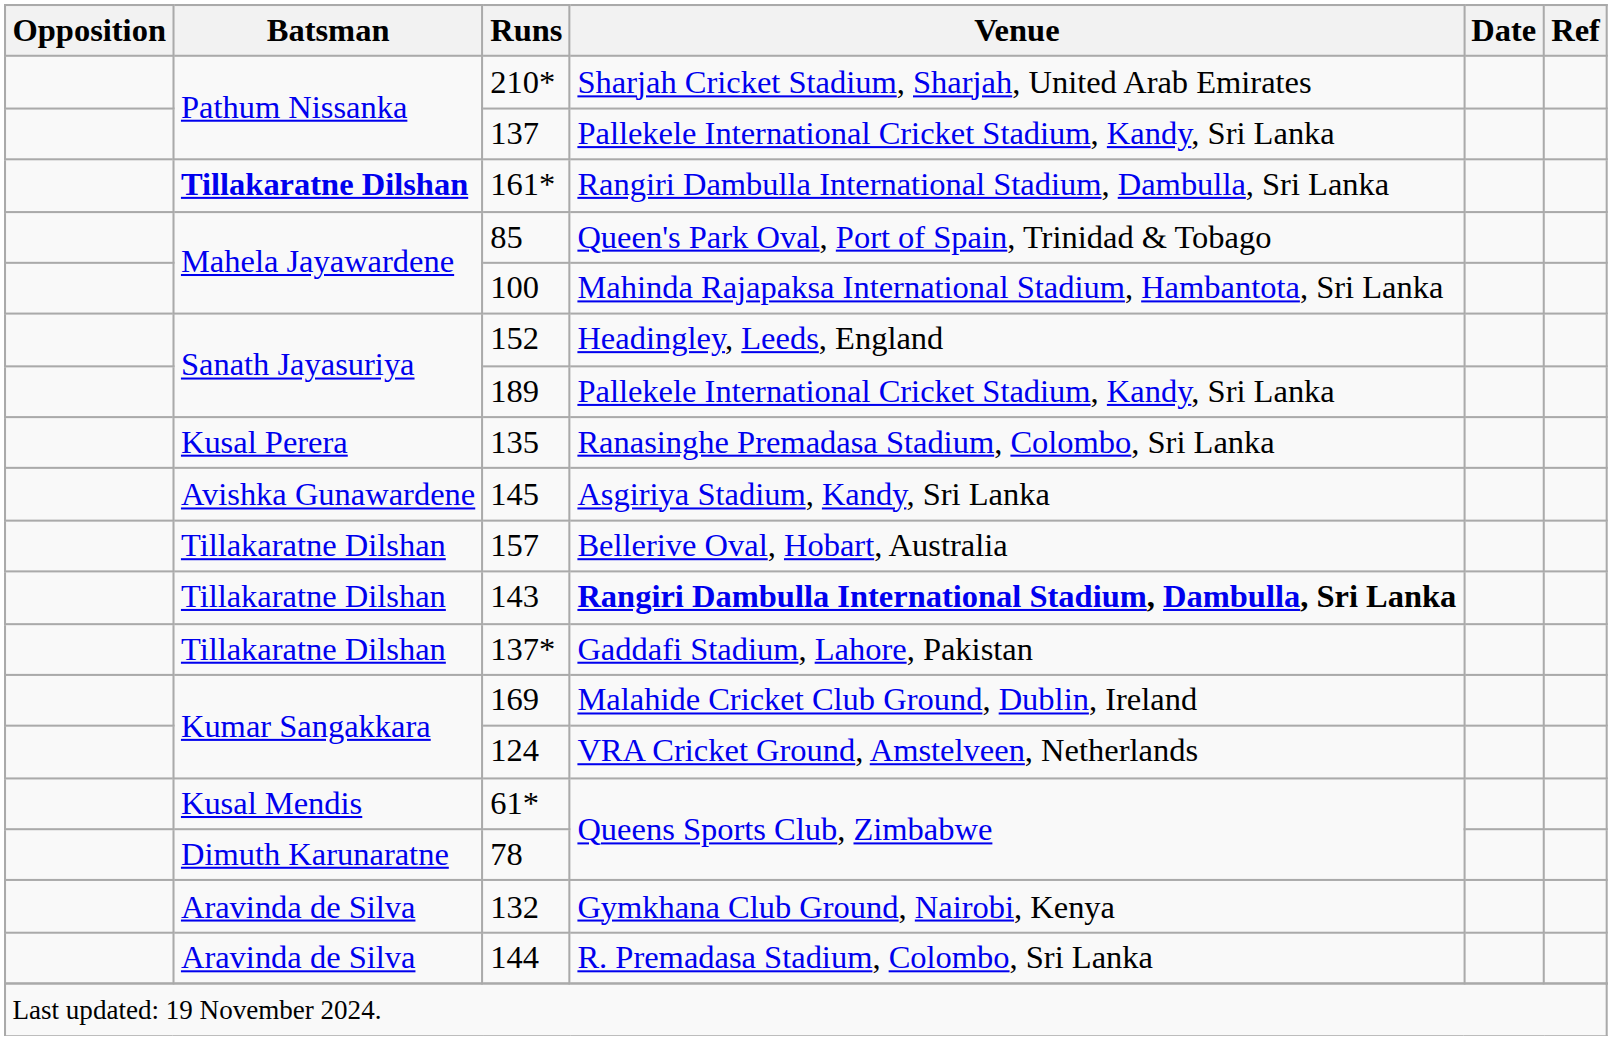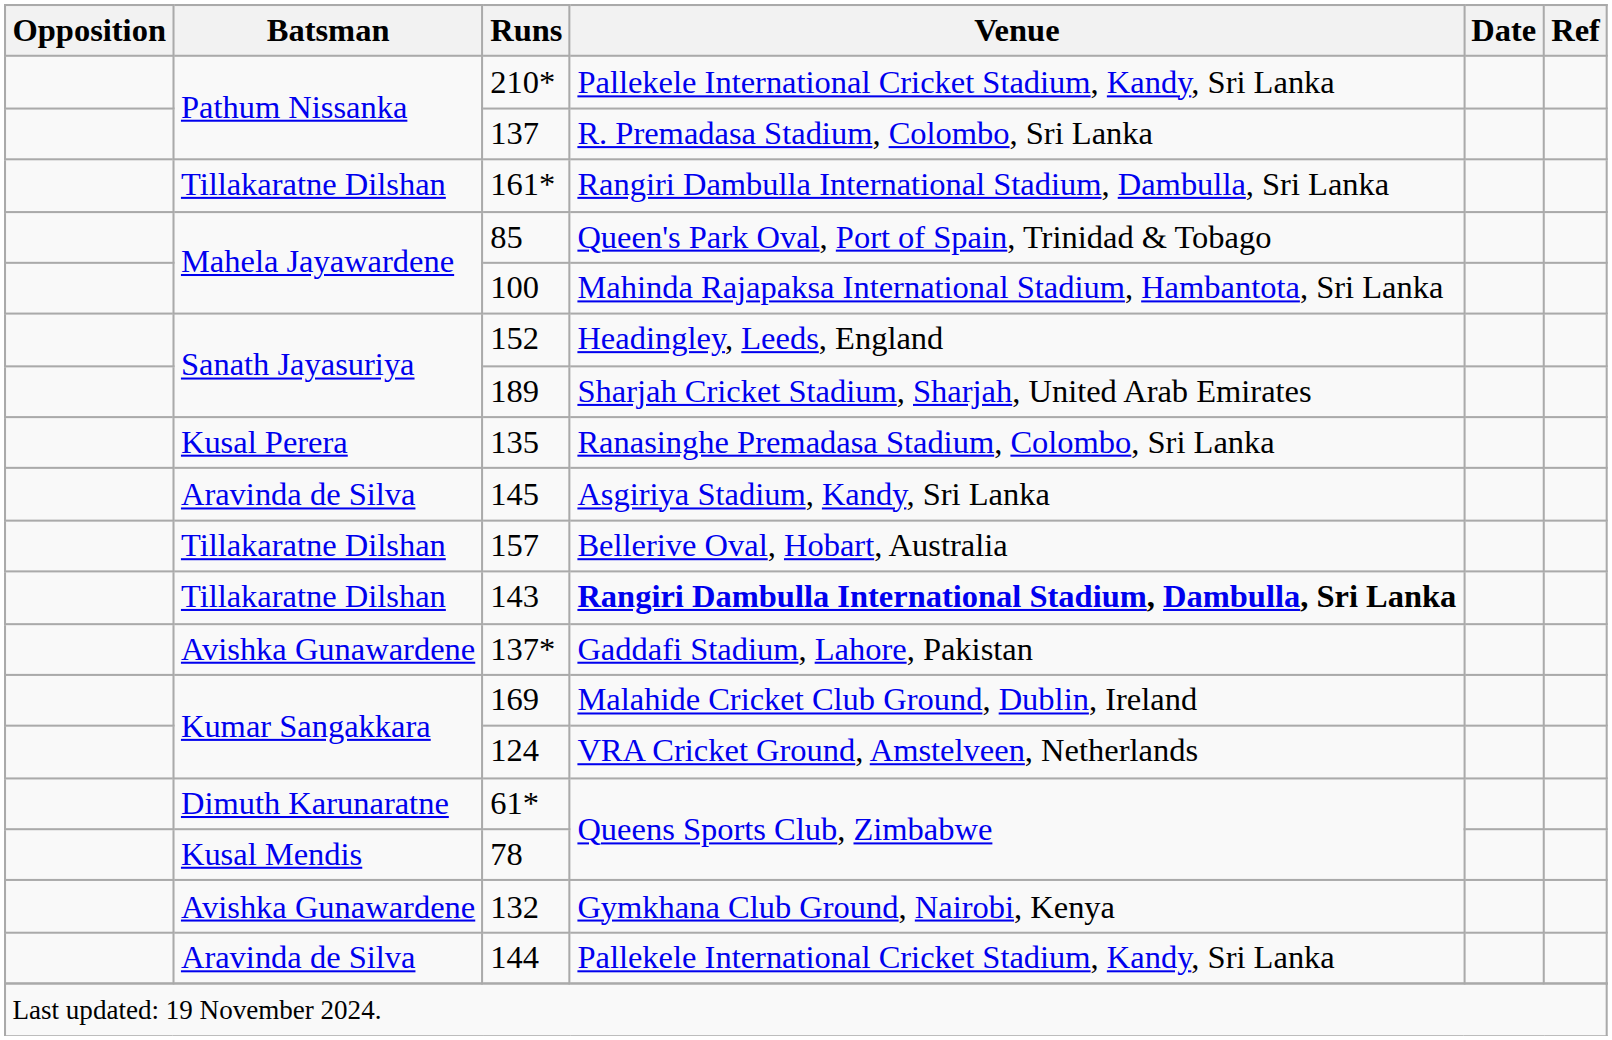(945, 81) Sharjah Cricket Stadium, Sharjah, United Arab Emirates -> (956, 81) Pallekele International Cricket Stadium, Kandy, Sri Lanka
(956, 133) Pallekele International Cricket Stadium, Kandy, Sri Lanka -> (865, 133) R. Premadasa Stadium, Colombo, Sri Lanka
(325, 184) bold -> (313, 184) normal
(956, 390) Pallekele International Cricket Stadium, Kandy, Sri Lanka -> (945, 390) Sharjah Cricket Stadium, Sharjah, United Arab Emirates
(328, 493) Avishka Gunawardene -> (298, 493) Aravinda de Silva
(313, 648) Tillakaratne Dilshan -> (328, 648) Avishka Gunawardene
(272, 802) Kusal Mendis -> (315, 802) Dimuth Karunaratne
(315, 854) Dimuth Karunaratne -> (272, 854) Kusal Mendis
(298, 905) Aravinda de Silva -> (328, 905) Avishka Gunawardene
(865, 957) R. Premadasa Stadium, Colombo, Sri Lanka -> (956, 957) Pallekele International Cricket Stadium, Kandy, Sri Lanka
